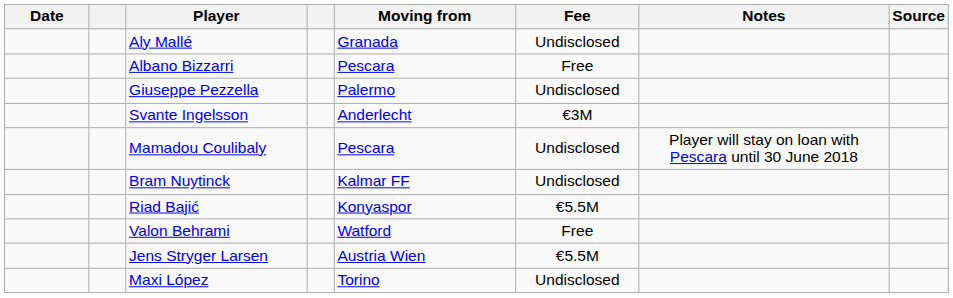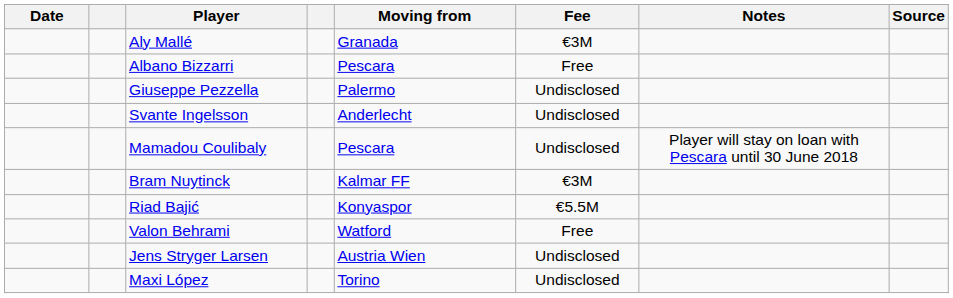(577, 41) Undisclosed -> (577, 41) €3M
(577, 115) €3M -> (577, 115) Undisclosed
(577, 181) Undisclosed -> (577, 181) €3M
(577, 255) €5.5M -> (577, 255) Undisclosed
